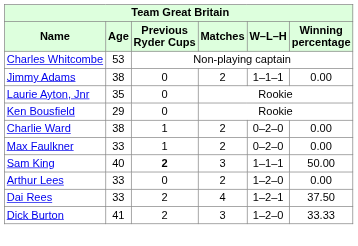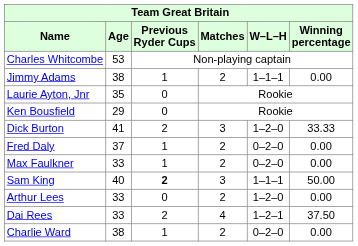(165, 77) 0 -> (165, 77) 1
rows swapped: (35, 215) <-> (39, 129)
+ row: (31, 146)
